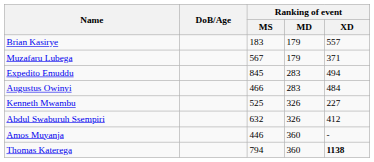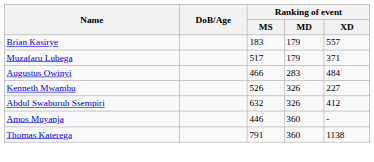(256, 58) 567 -> (256, 58) 517
- row: (40, 73)
(256, 104) 525 -> (256, 88) 526
(256, 149) 794 -> (256, 134) 791
(335, 149) bold -> (335, 134) normal
